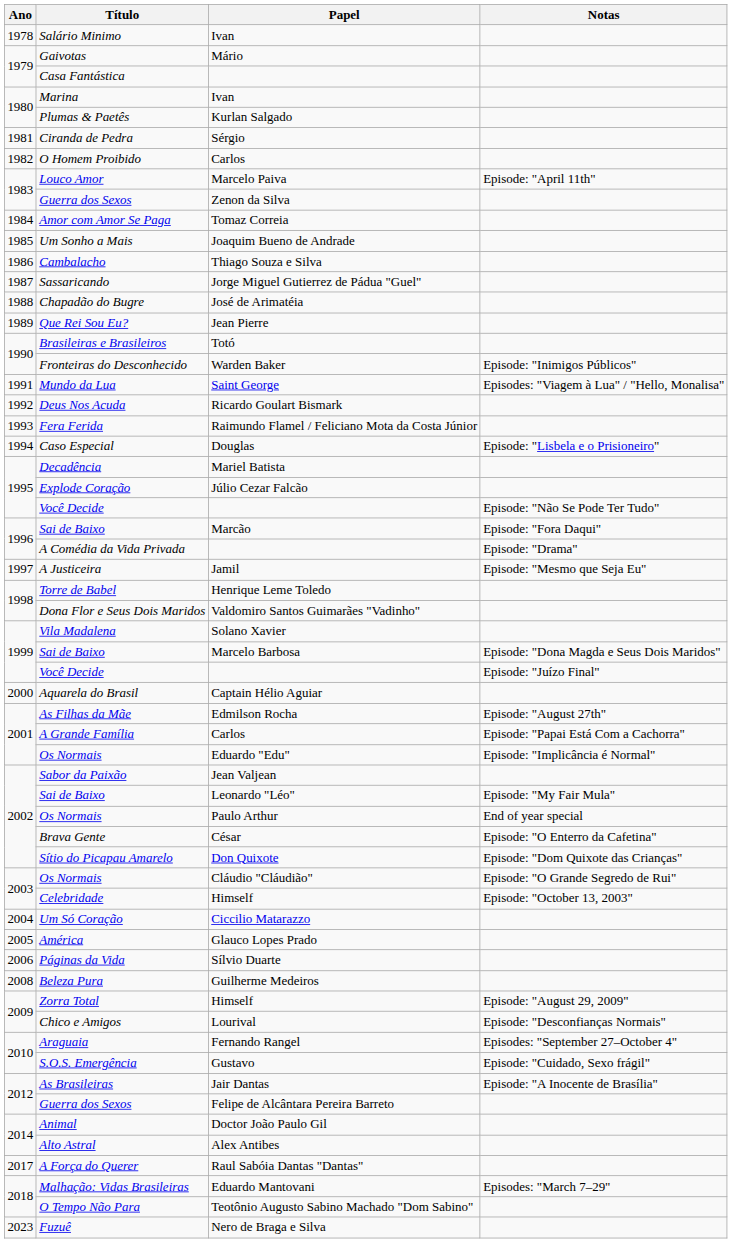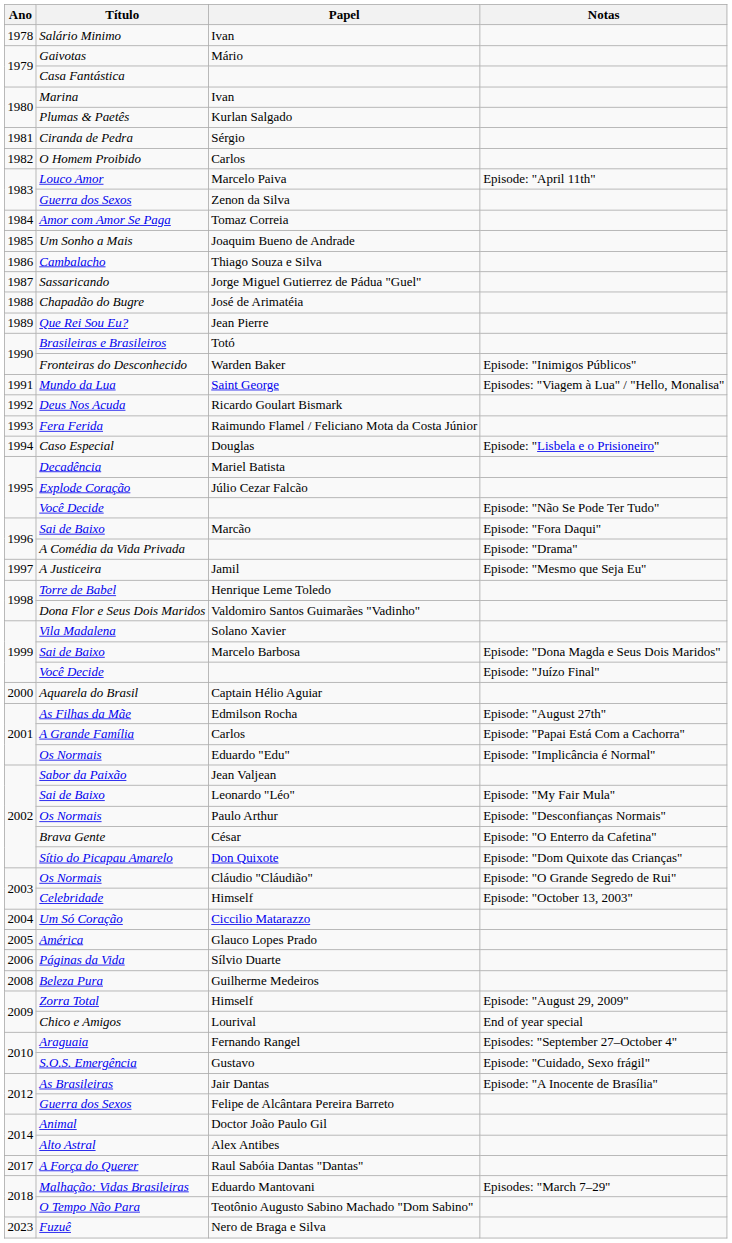(533, 816) End of year special -> (575, 816) Episode: "Desconfianças Normais"
(575, 1021) Episode: "Desconfianças Normais" -> (533, 1021) End of year special
